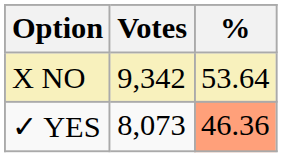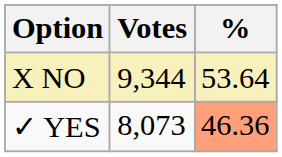(151, 76) 9,342 -> (151, 76) 9,344
